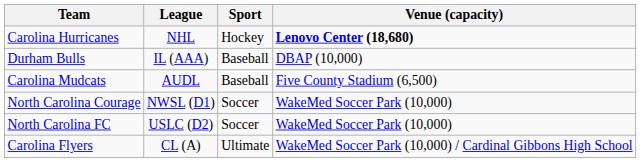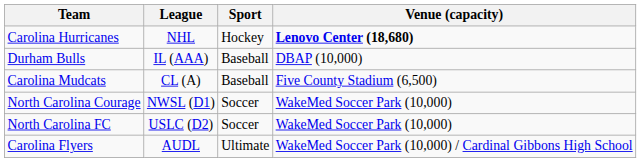(181, 80) AUDL -> (181, 80) CL (A)
(181, 146) CL (A) -> (181, 146) AUDL
